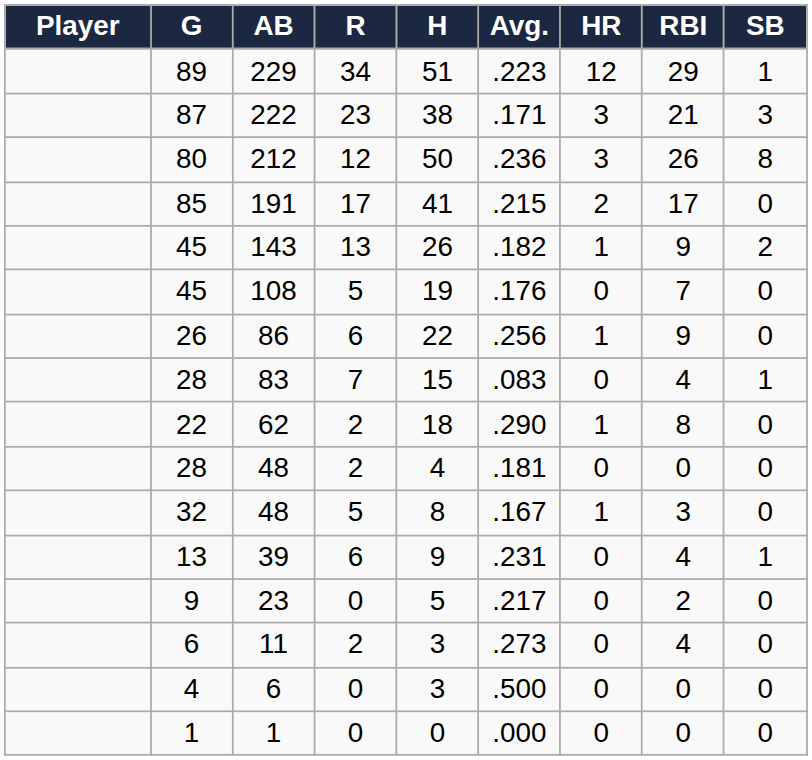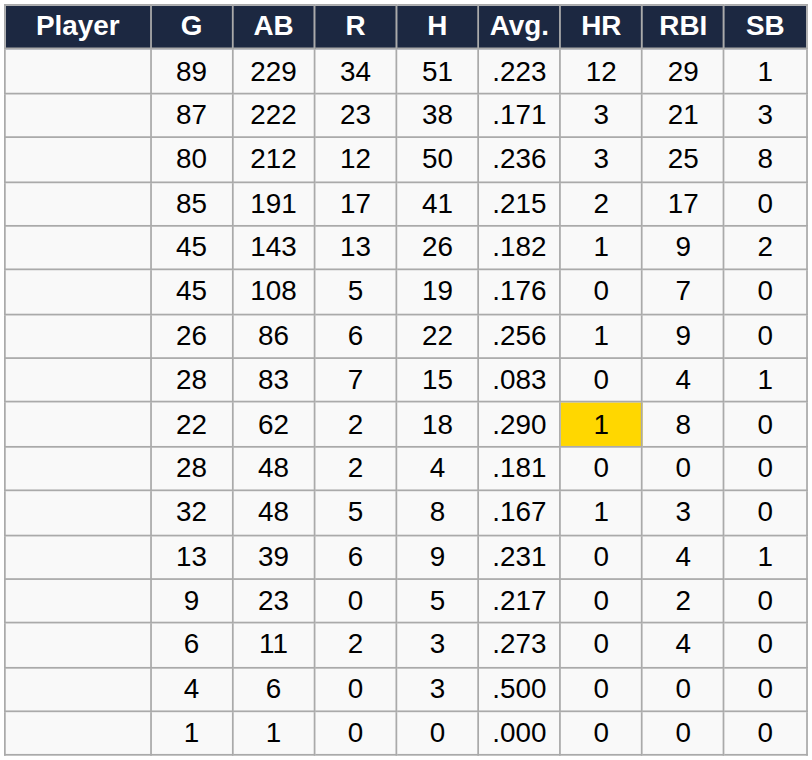(683, 159) 26 -> (683, 159) 25
(601, 423) no background -> (601, 423) gold background
